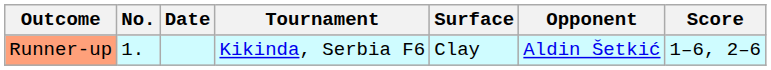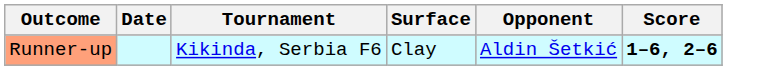- column: (138, 19)
(715, 50) normal -> (672, 50) bold
